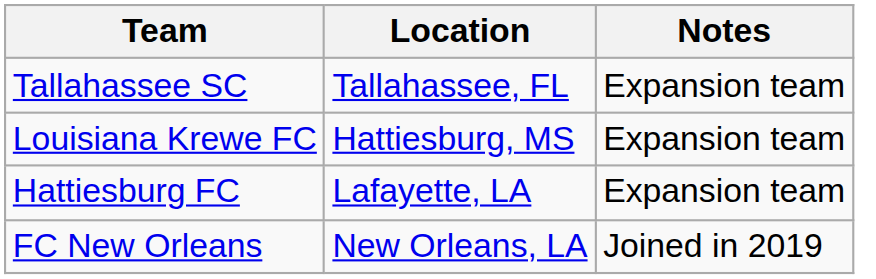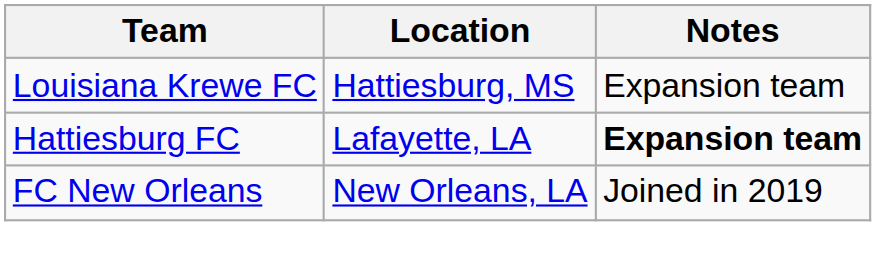- row: (130, 84)
(724, 191) normal -> (733, 138) bold
